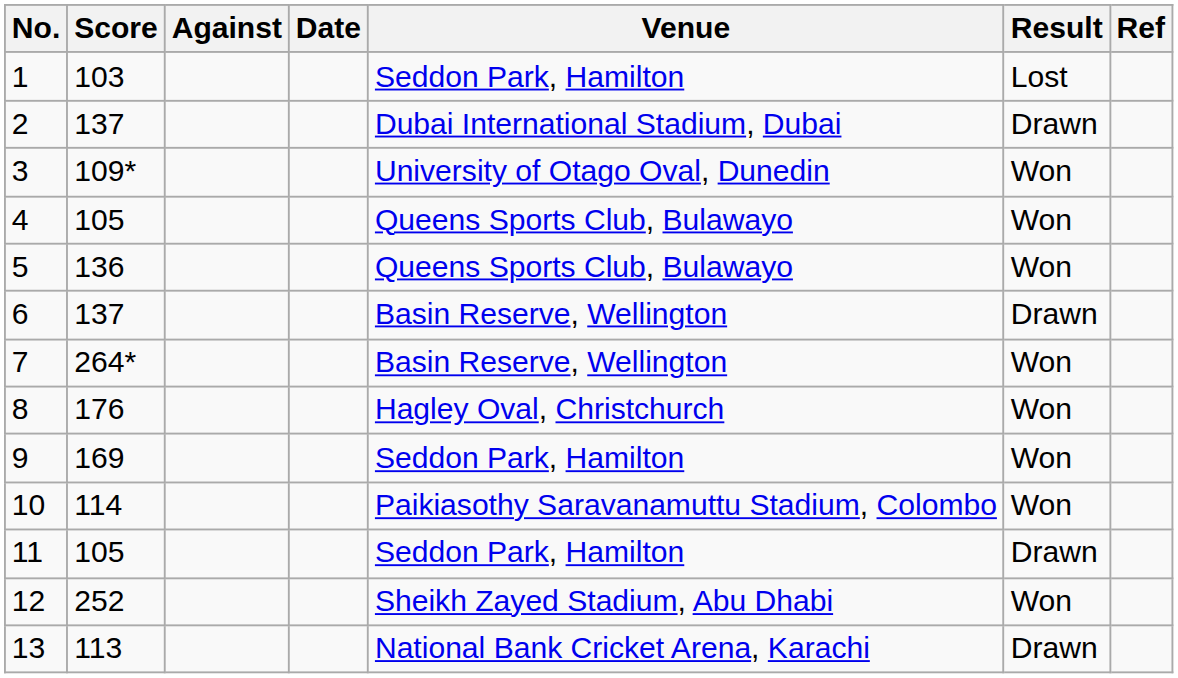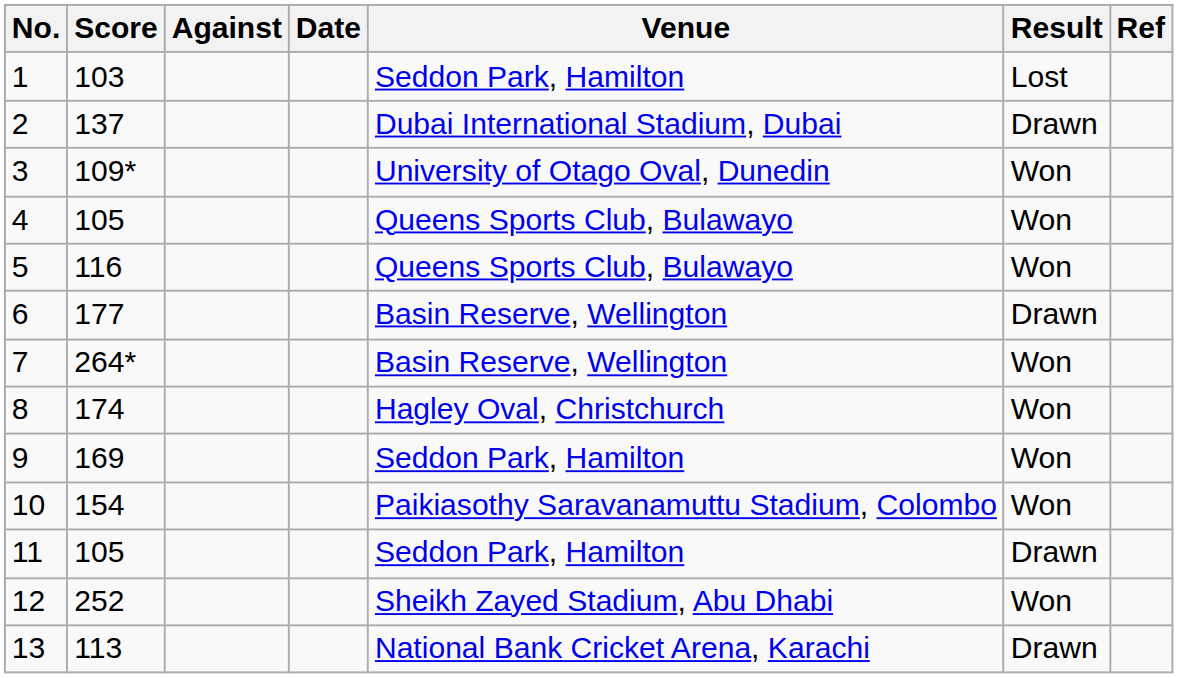(99, 266) 136 -> (98, 266) 116
(99, 314) 137 -> (99, 314) 177
(99, 409) 176 -> (99, 409) 174
(98, 505) 114 -> (99, 505) 154
